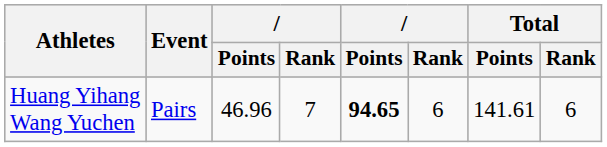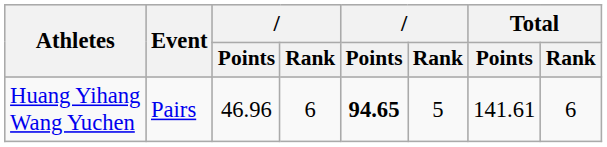(310, 109) 7 -> (310, 109) 6
(438, 109) 6 -> (438, 109) 5
